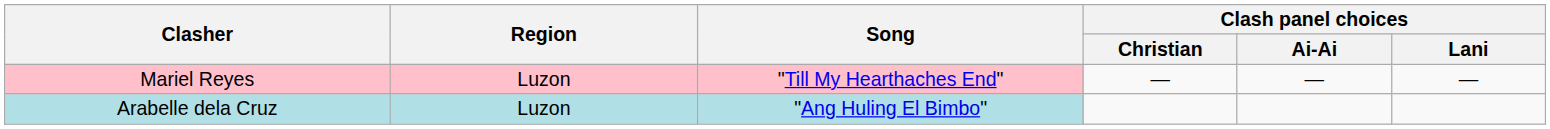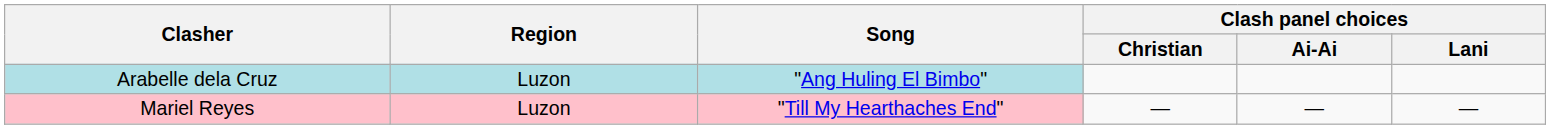rows swapped: (197, 79) <-> (197, 109)
